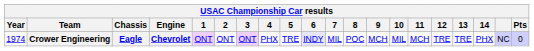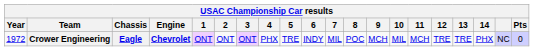(16, 39) 1974 -> (16, 39) 1972
(313, 39) lavender background -> (313, 39) no background
